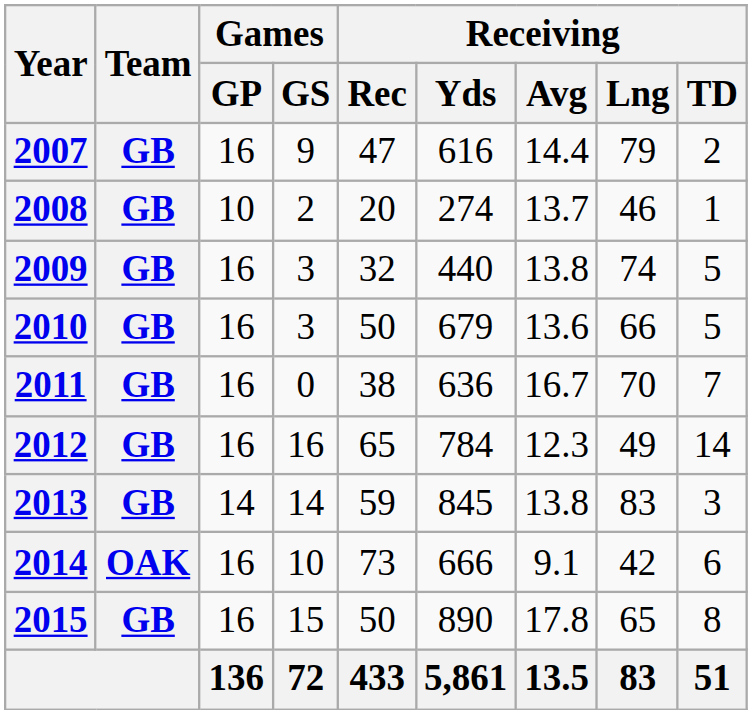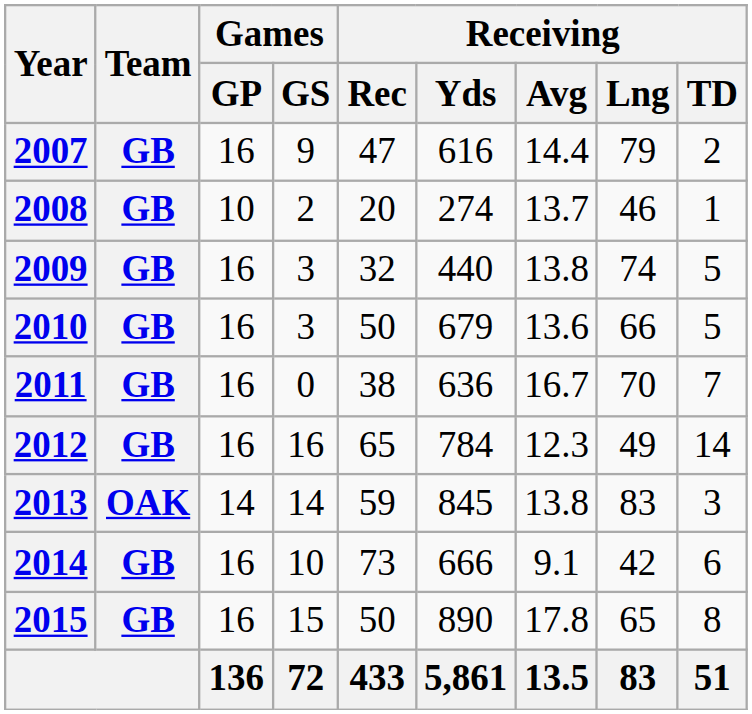(148, 502) GB -> (148, 502) OAK
(148, 561) OAK -> (148, 561) GB
